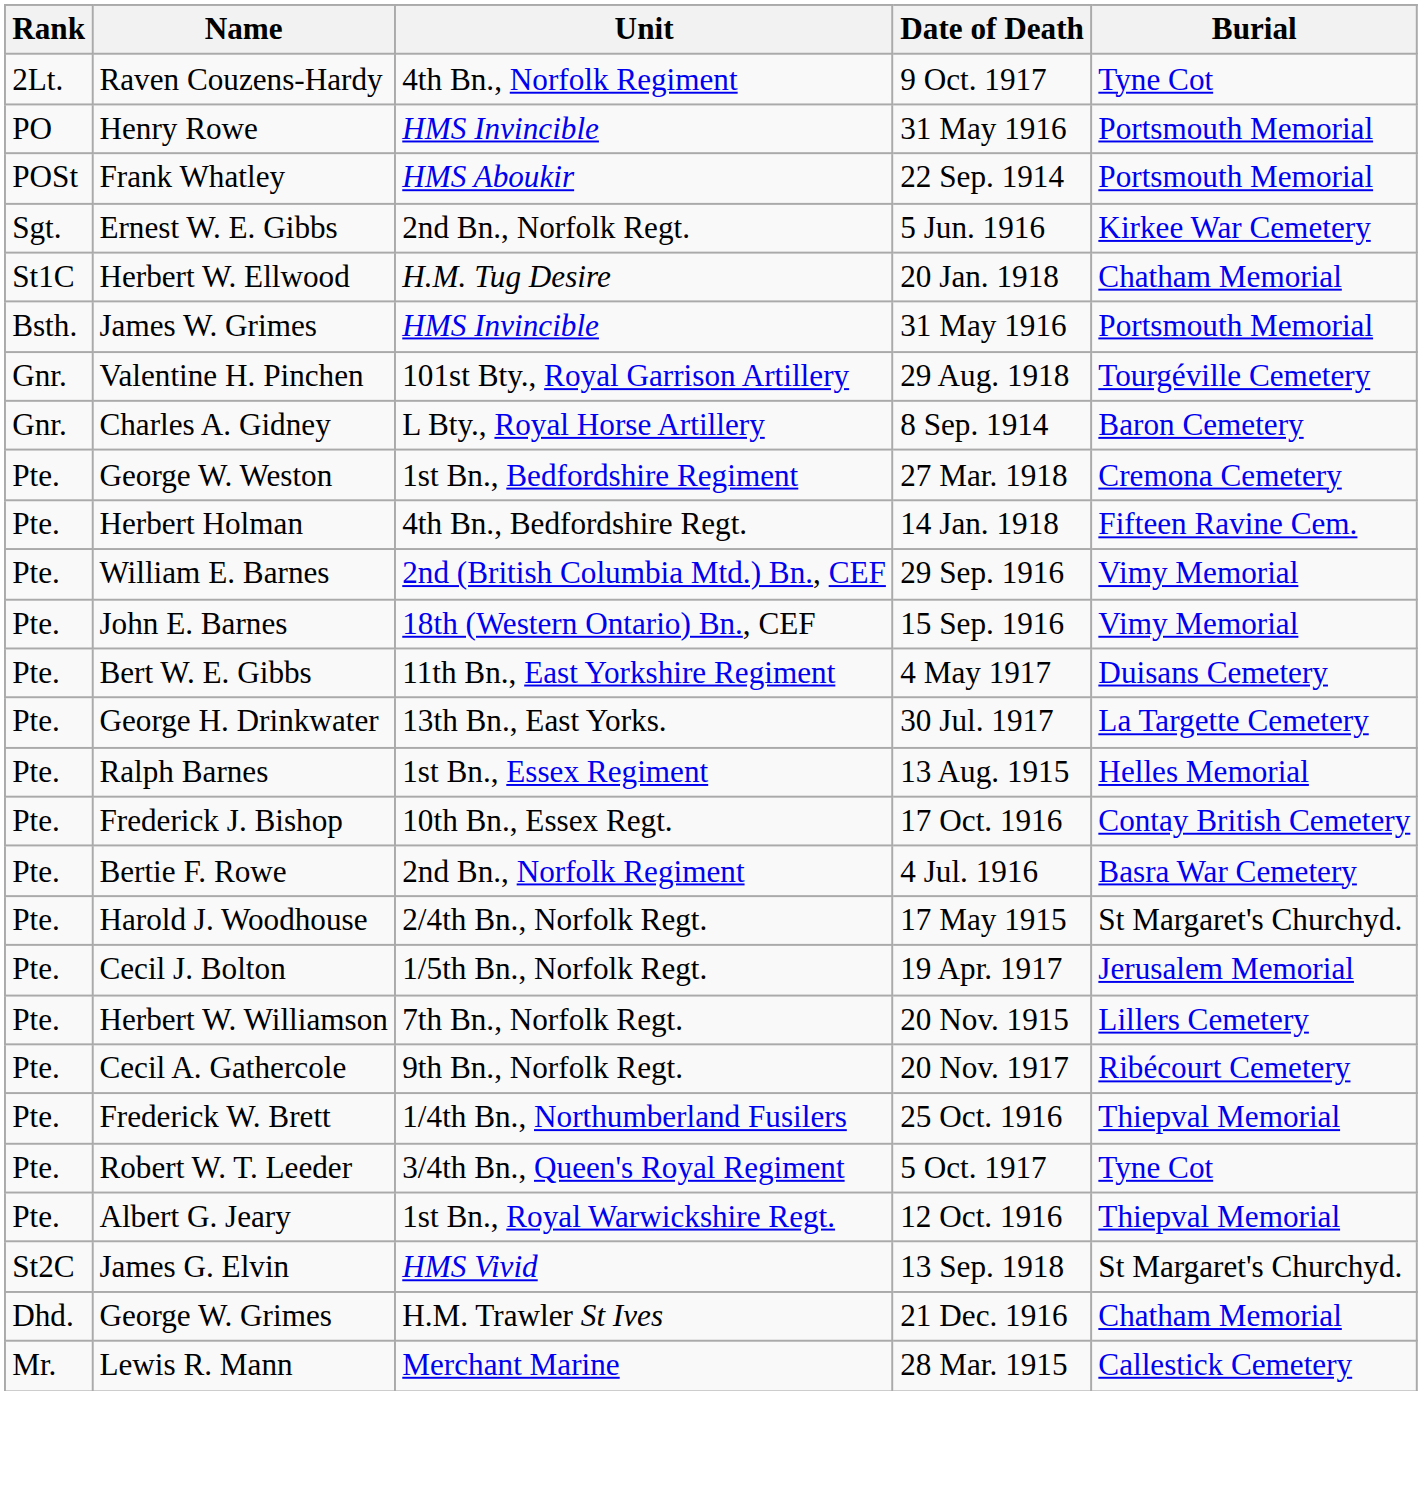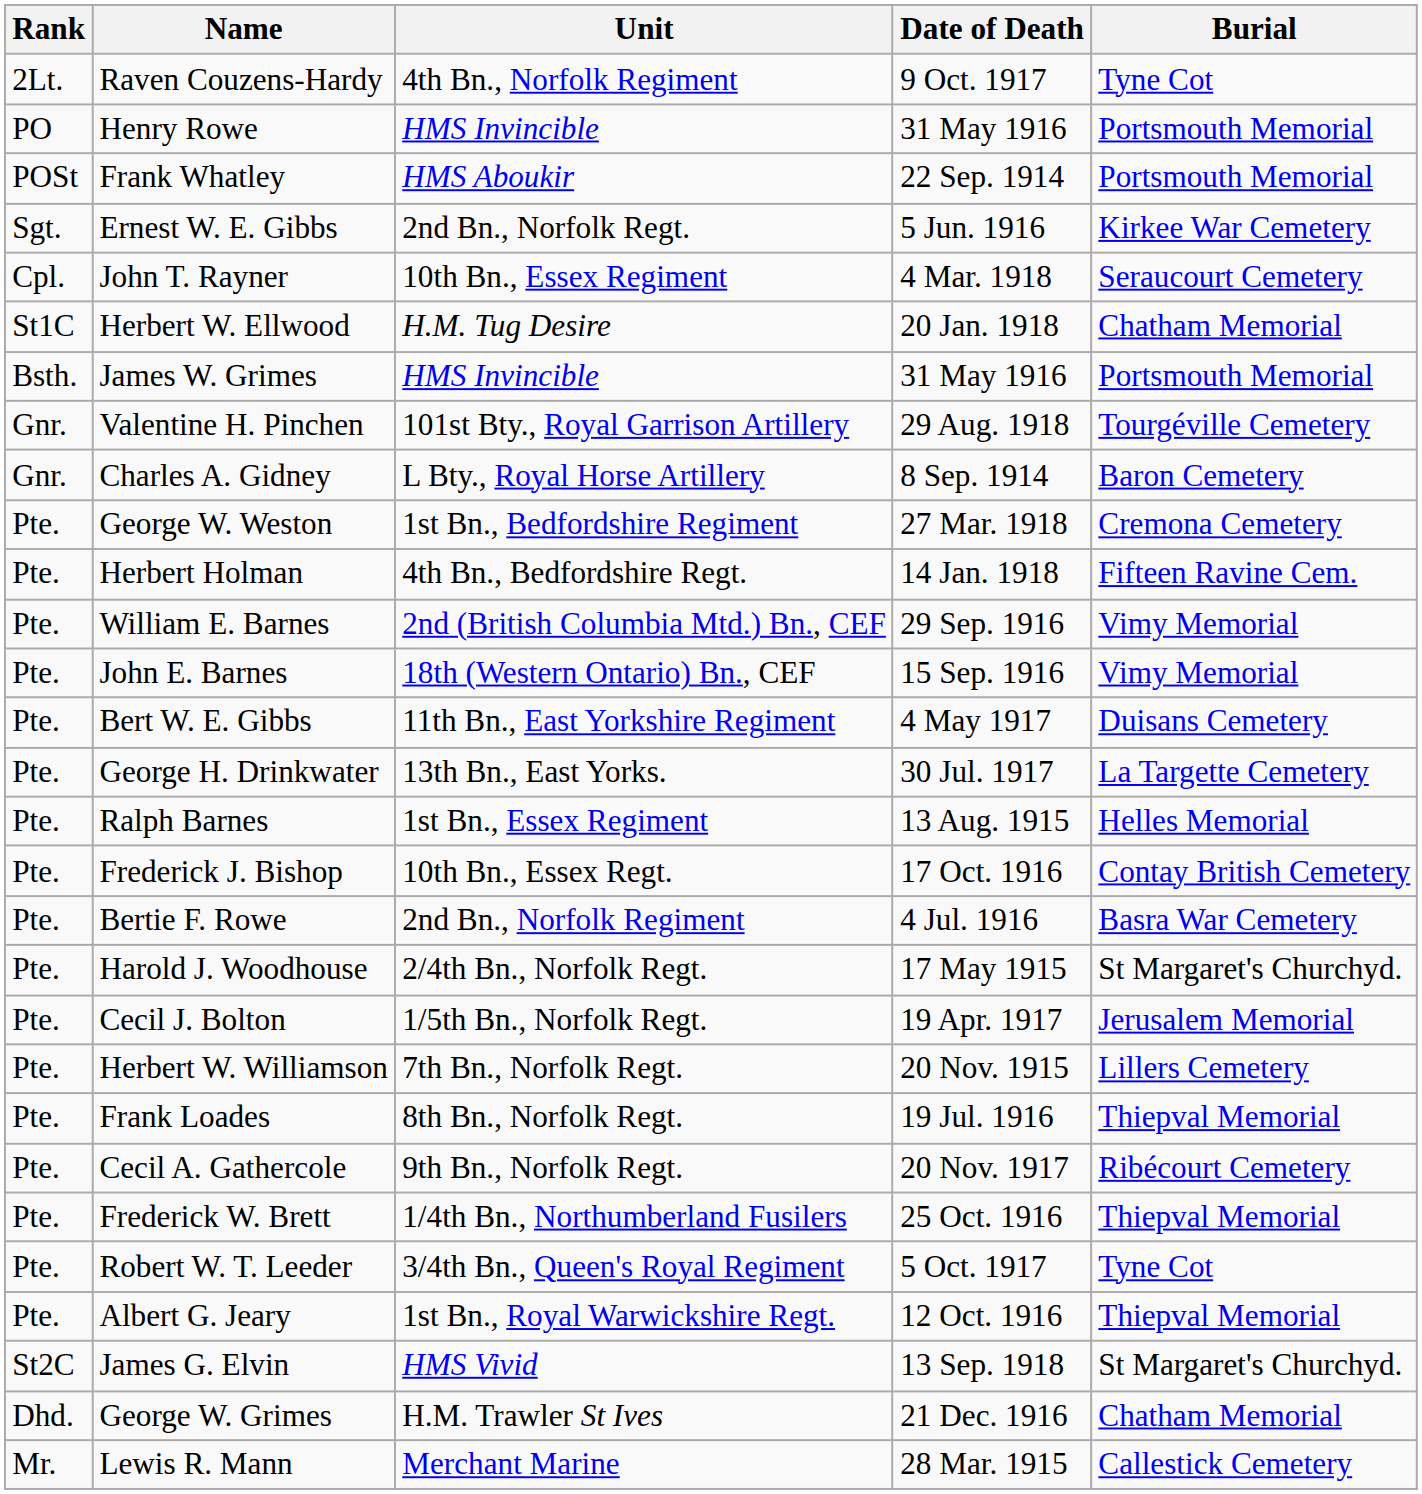+ row: (194, 276)
+ row: (185, 1117)
